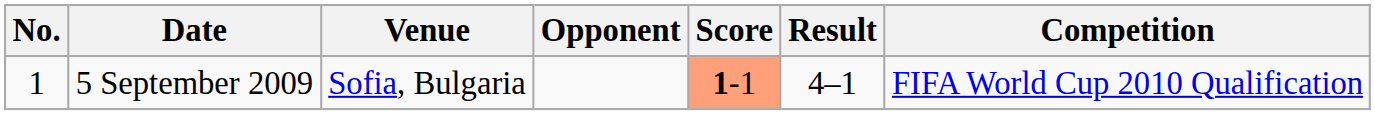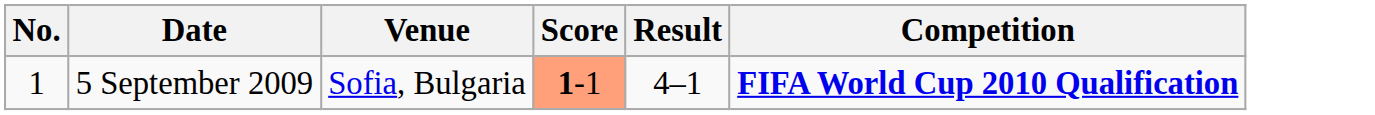- column: (611, 30)
(1128, 82) normal -> (988, 82) bold
